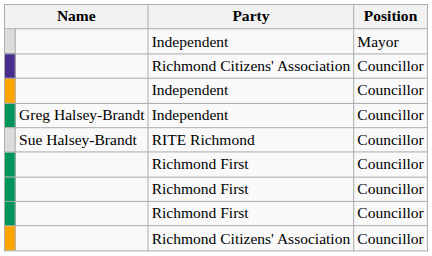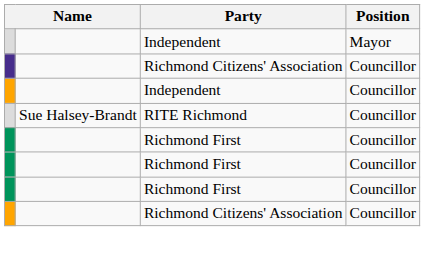- row: (82, 115)
